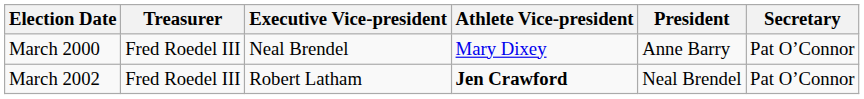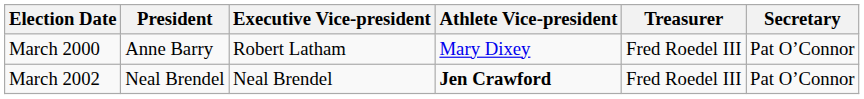columns swapped: (692, 19) <-> (183, 19)
(299, 49) Neal Brendel -> (289, 49) Robert Latham
(306, 78) Robert Latham -> (283, 78) Neal Brendel
